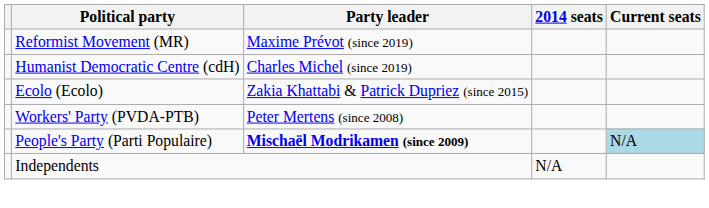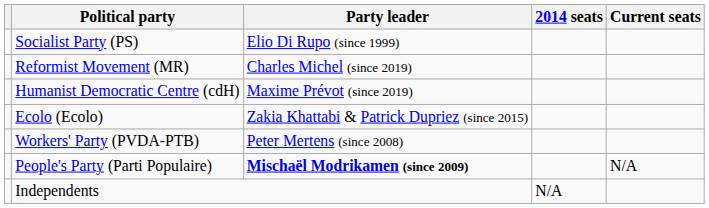+ row: (77, 41)
(330, 41) Maxime Prévot (since 2019) -> (329, 66) Charles Michel (since 2019)
(329, 66) Charles Michel (since 2019) -> (330, 91) Maxime Prévot (since 2019)
(624, 141) lightblue background -> (624, 166) no background
